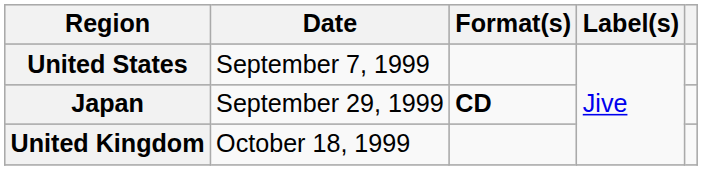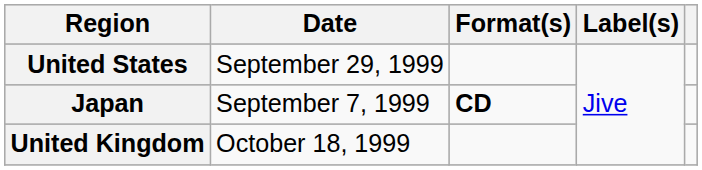(323, 64) September 7, 1999 -> (330, 64) September 29, 1999
(330, 104) September 29, 1999 -> (323, 104) September 7, 1999
